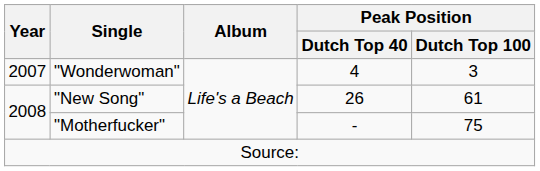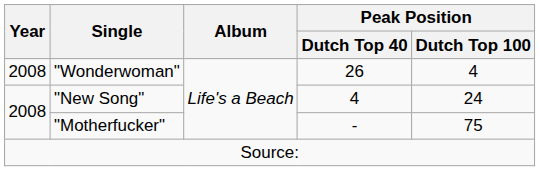(27, 71) 2007 -> (27, 71) 2008
(355, 71) 4 -> (355, 71) 26
(473, 71) 3 -> (473, 71) 4
(355, 98) 26 -> (355, 98) 4
(473, 98) 61 -> (473, 98) 24
